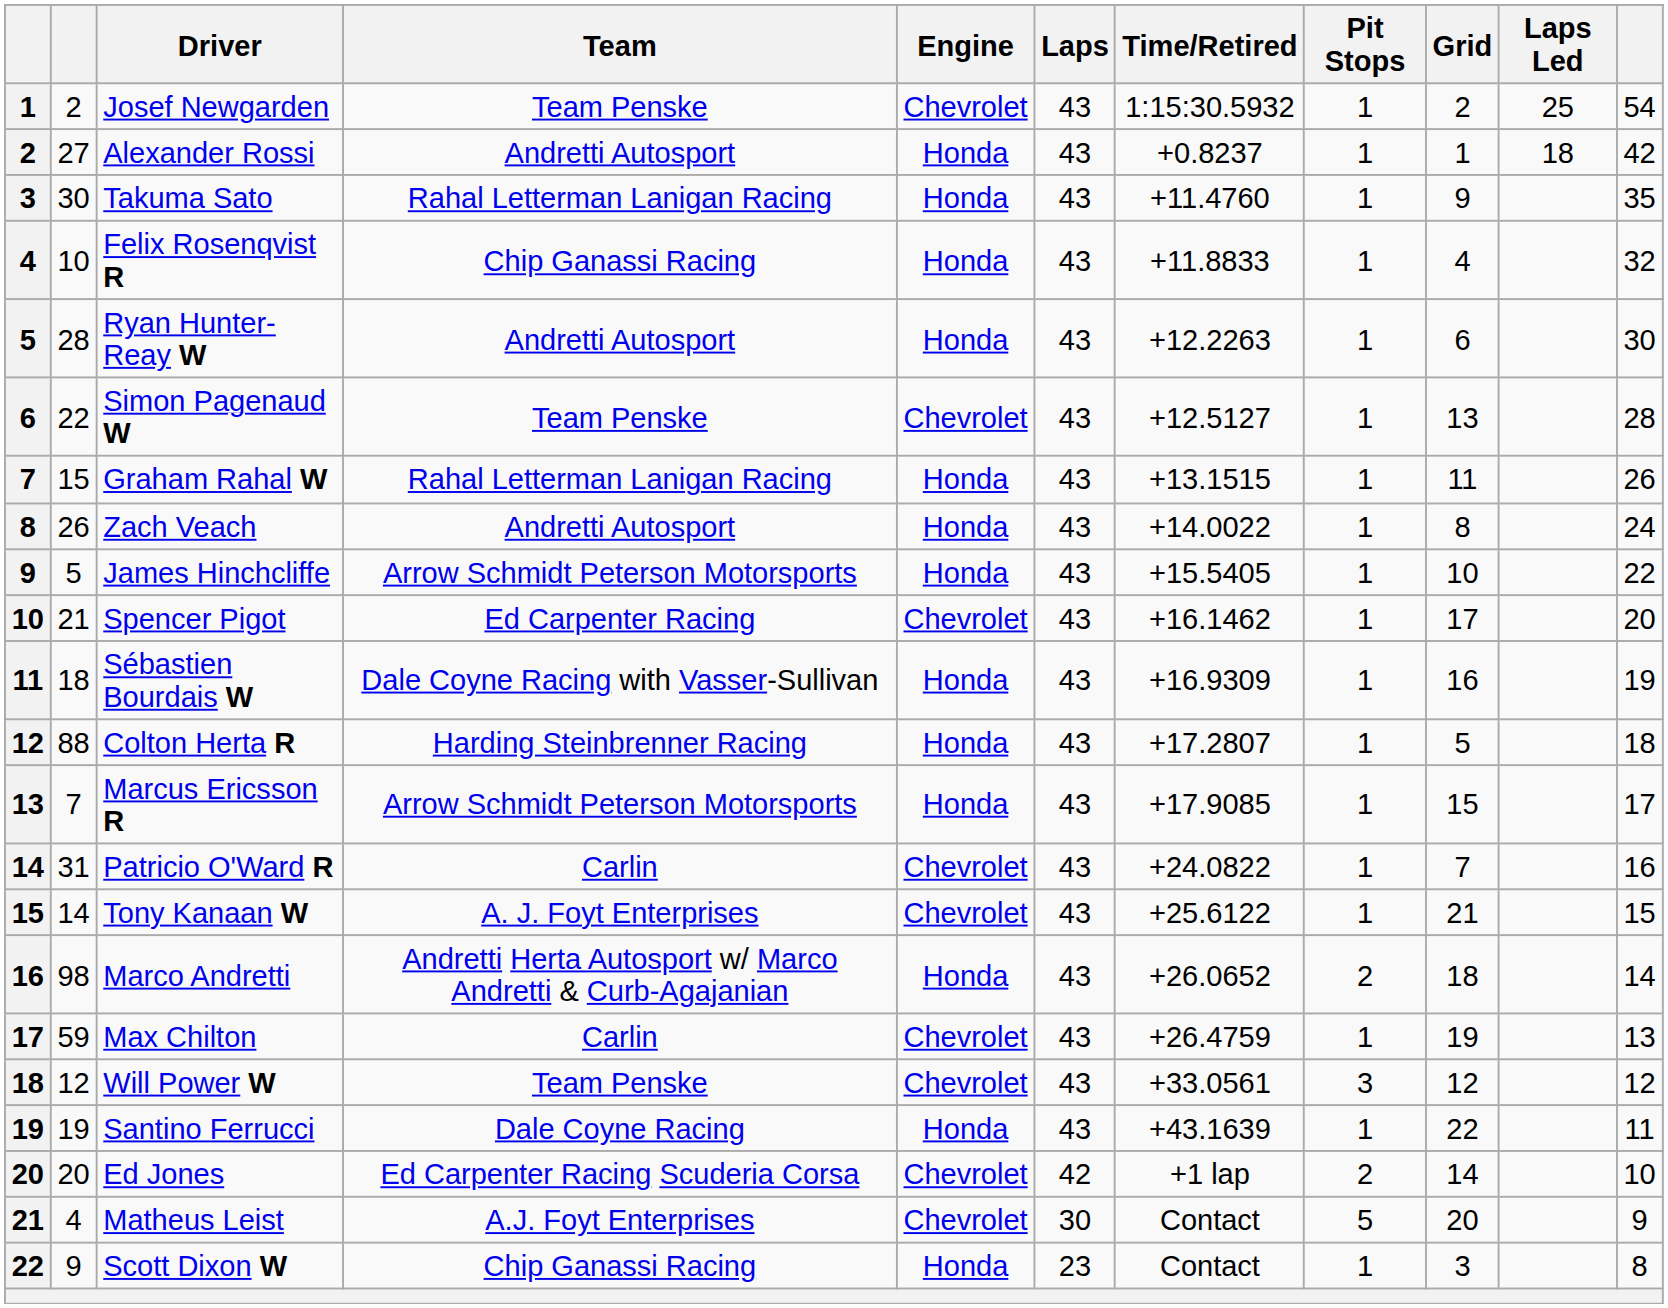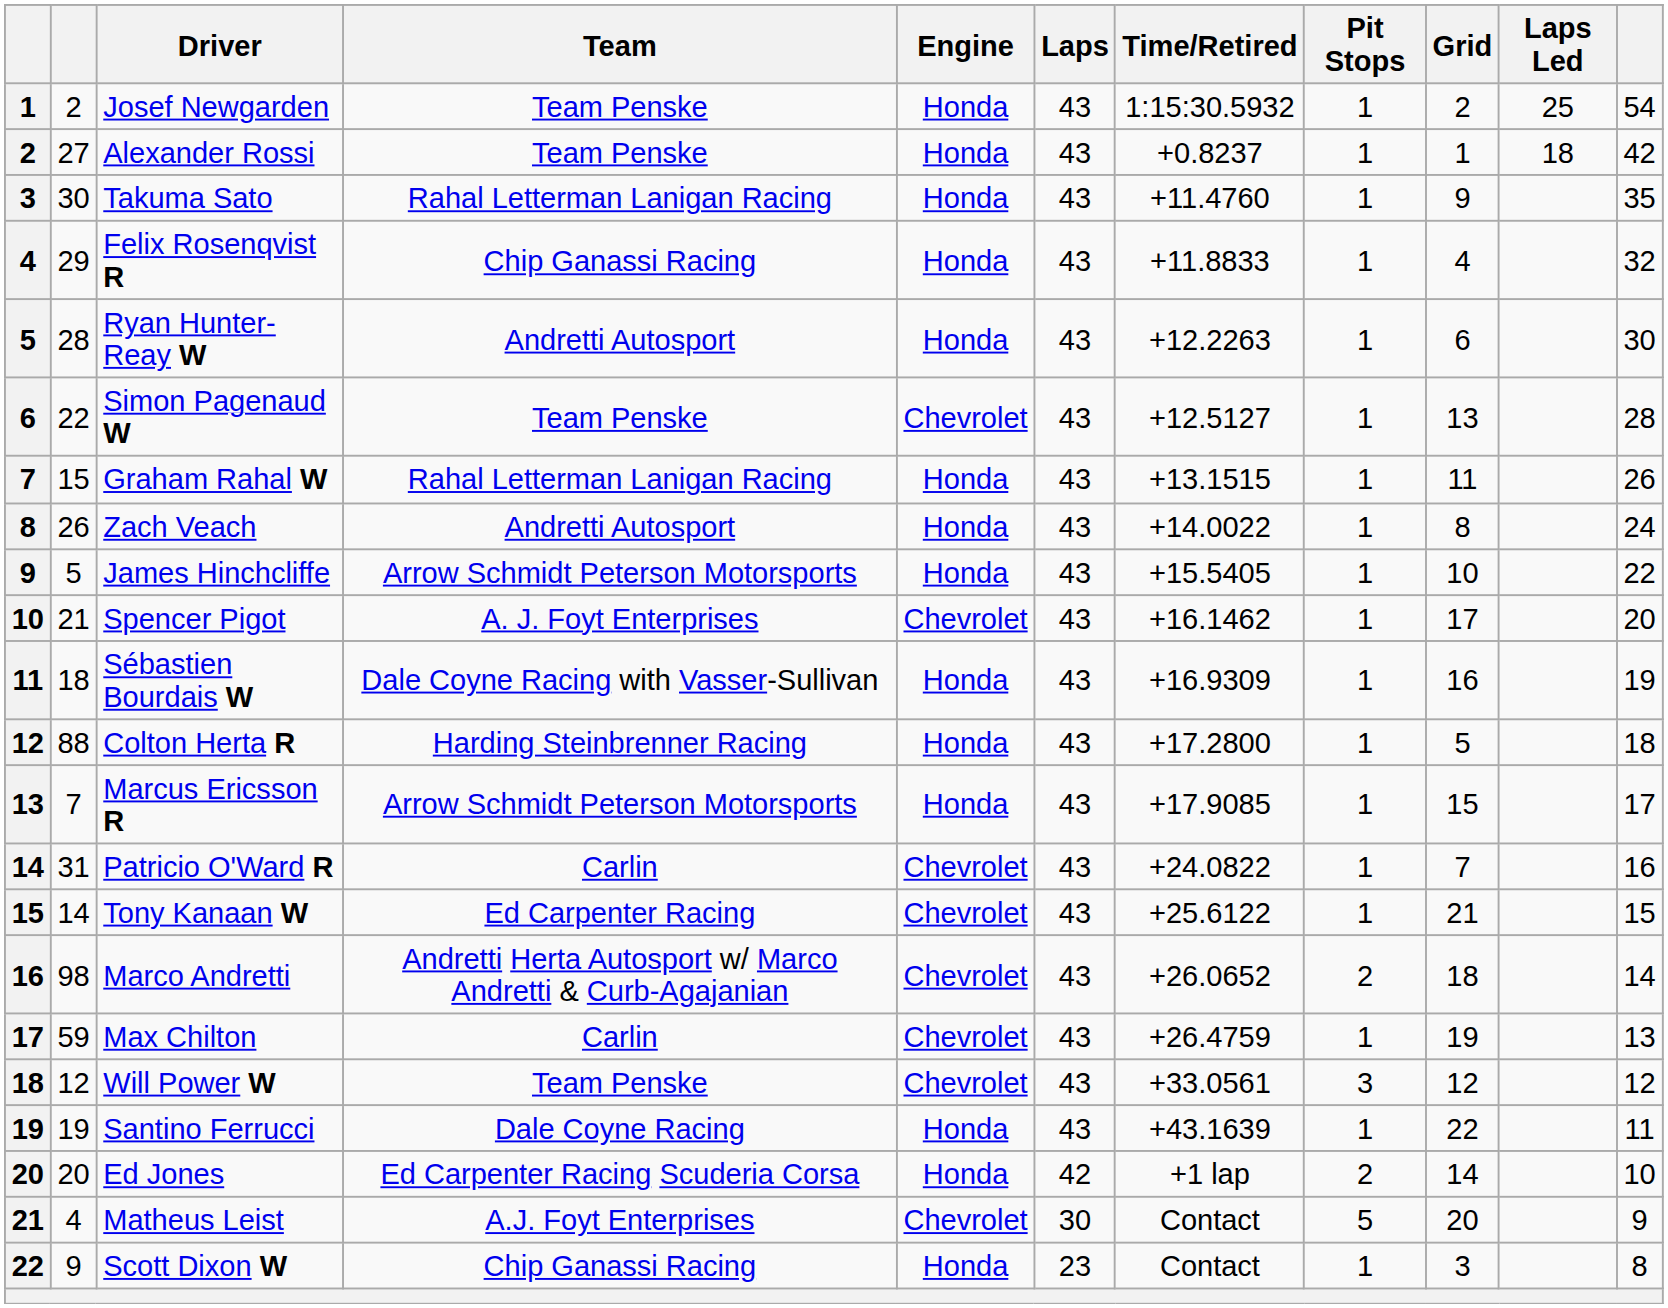(966, 107) Chevrolet -> (966, 107) Honda
(620, 153) Andretti Autosport -> (620, 153) Team Penske
(74, 261) 10 -> (74, 261) 29
(620, 618) Ed Carpenter Racing -> (620, 618) A. J. Foyt Enterprises
(1210, 742) +17.2807 -> (1210, 742) +17.2800
(620, 912) A. J. Foyt Enterprises -> (620, 912) Ed Carpenter Racing
(966, 975) Honda -> (966, 975) Chevrolet
(966, 1175) Chevrolet -> (966, 1175) Honda
